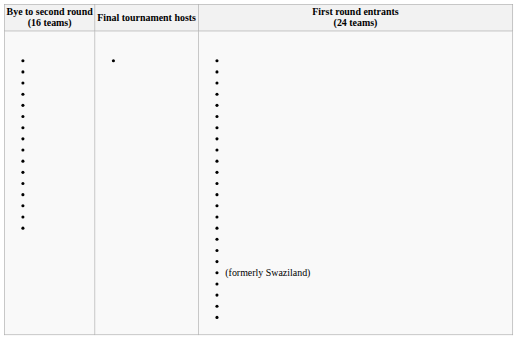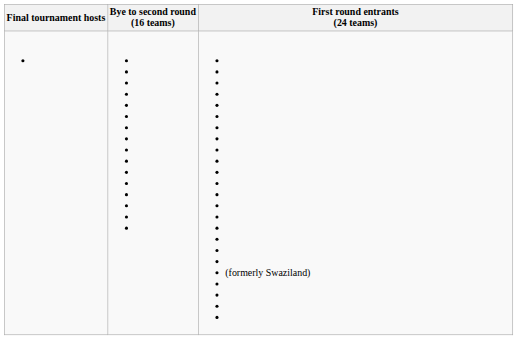columns swapped: (147, 17) <-> (50, 17)
